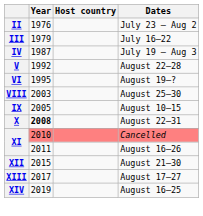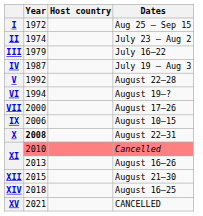+ row: (14, 25)
(41, 25) 1976 -> (36, 39) 1974
(41, 80) 1995 -> (36, 94) 1994
+ row: (14, 108)
- row: (17, 94)
(41, 108) 2005 -> (36, 121) 2006
(41, 149) 2011 -> (36, 163) 2013
- row: (17, 176)
(41, 190) 2019 -> (36, 190) 2018
+ row: (14, 204)
